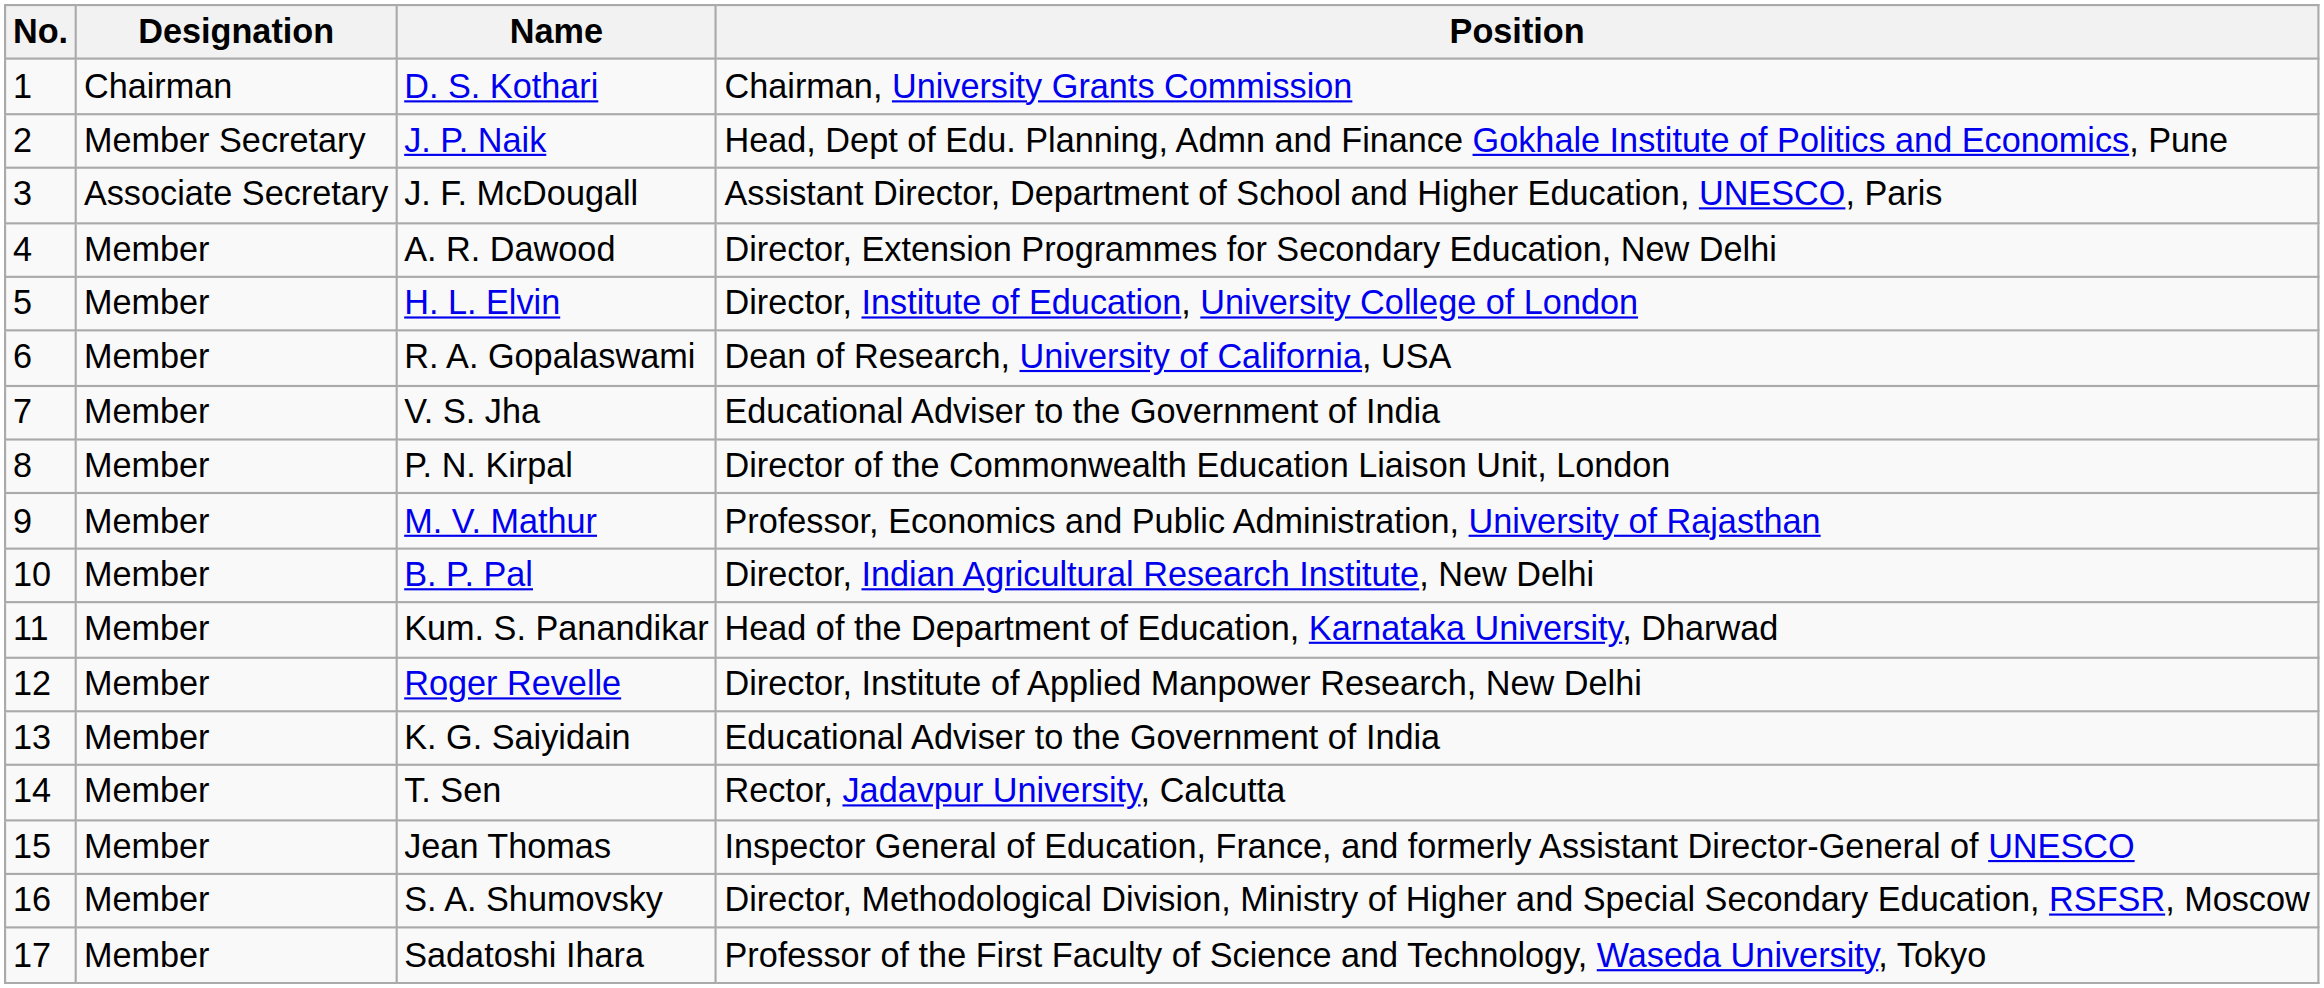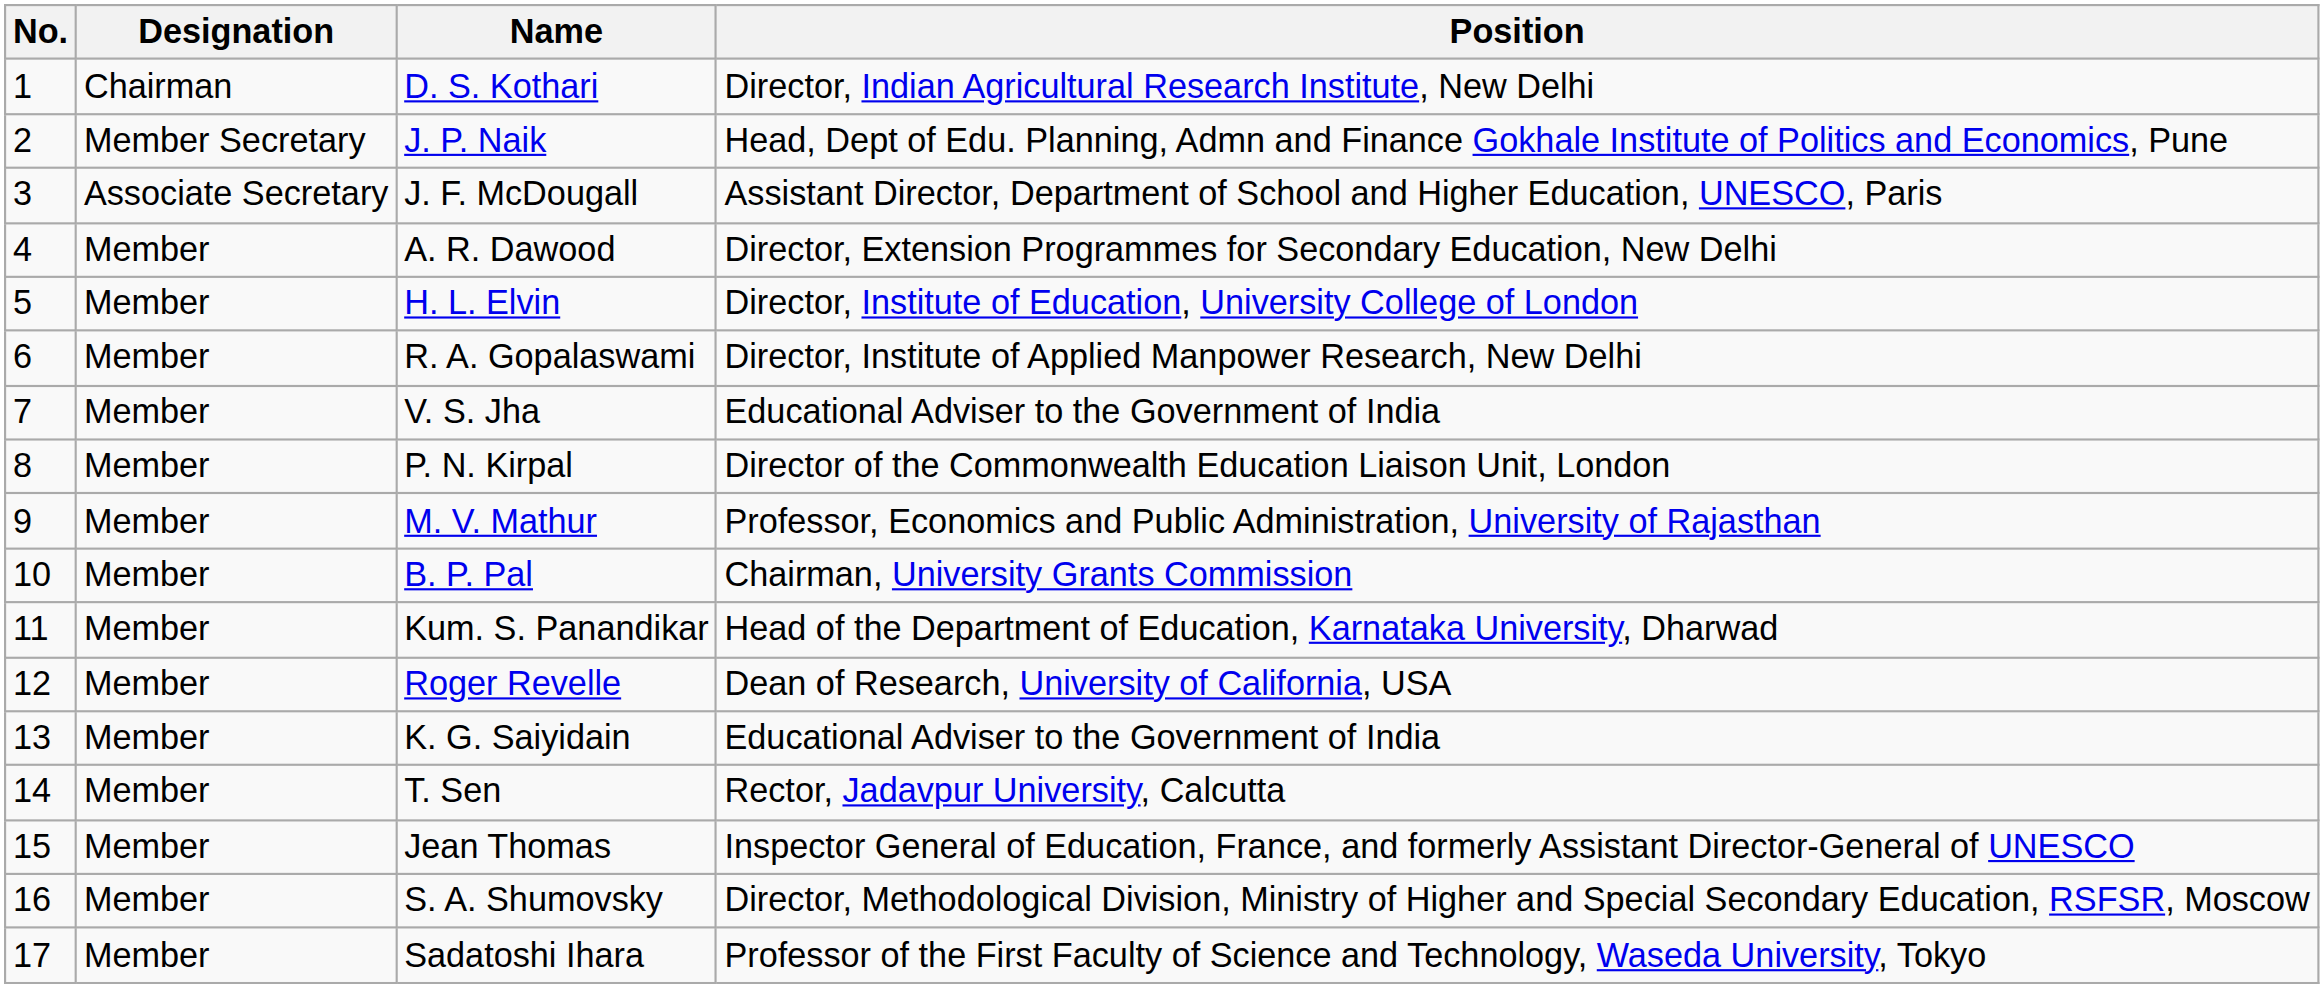(1038, 85) Chairman, University Grants Commission -> (1159, 85) Director, Indian Agricultural Research Institute, New Delhi
(1088, 357) Dean of Research, University of California, USA -> (1183, 357) Director, Institute of Applied Manpower Research, New Delhi
(1159, 574) Director, Indian Agricultural Research Institute, New Delhi -> (1038, 574) Chairman, University Grants Commission
(1183, 683) Director, Institute of Applied Manpower Research, New Delhi -> (1088, 683) Dean of Research, University of California, USA
